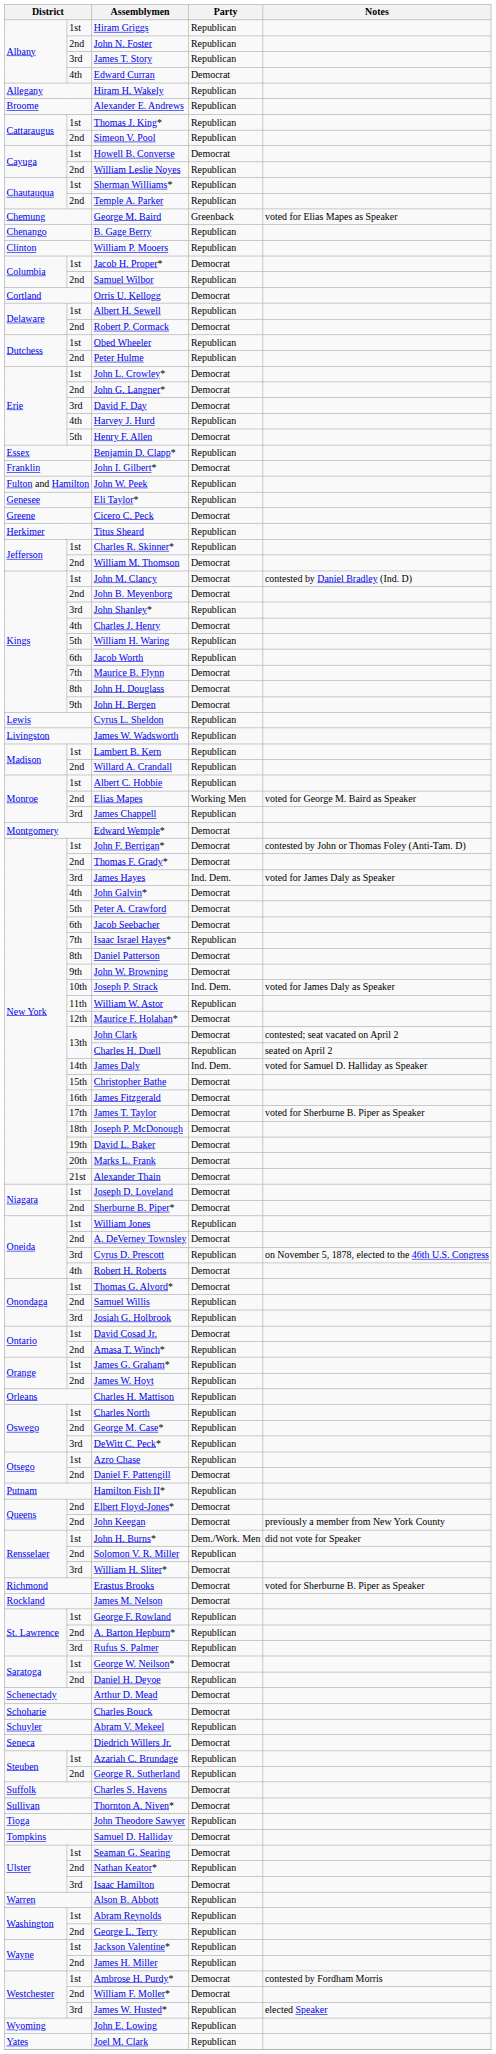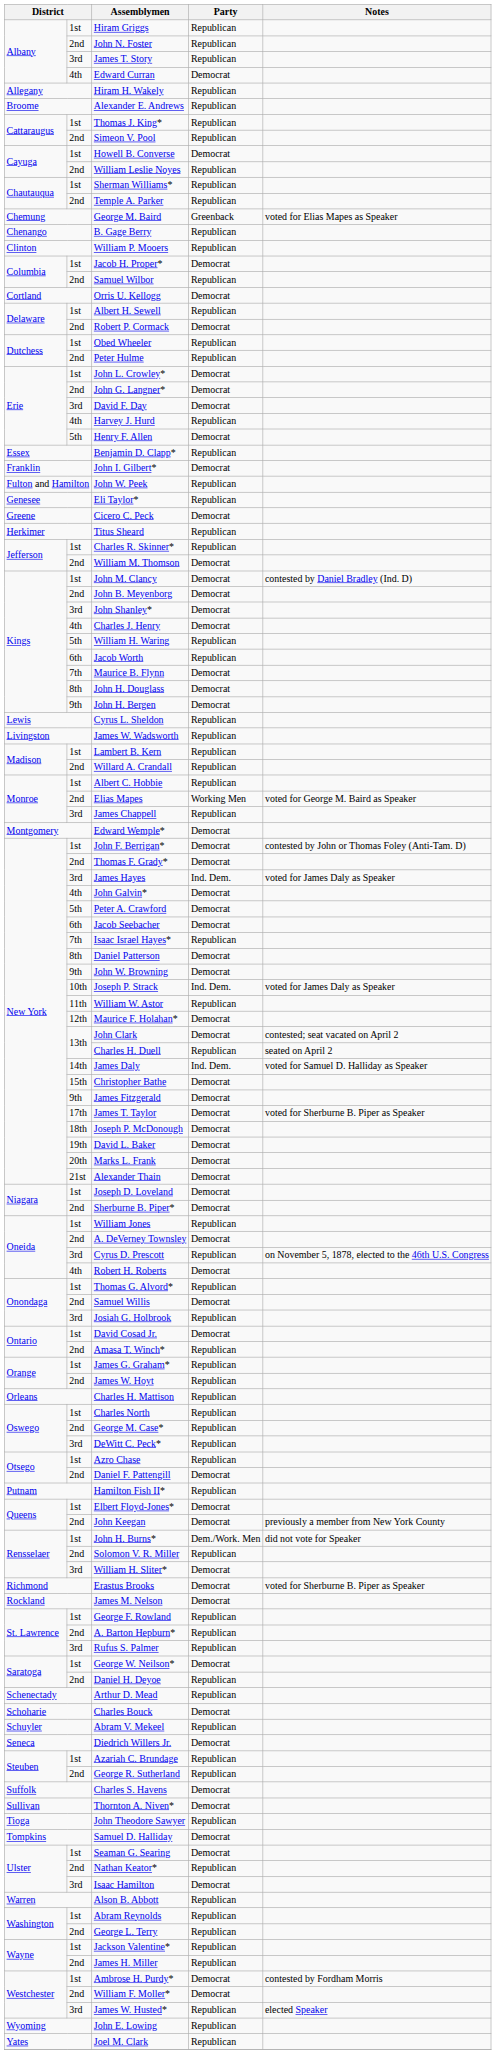(214, 610) Republican -> (210, 610) Democrat
(78, 1097) 16th -> (76, 1097) 9th
(210, 1286) Democrat -> (214, 1286) Republican
(214, 1302) Republican -> (210, 1302) Democrat
(77, 1506) 2nd -> (75, 1506) 1st
(210, 1695) Democrat -> (214, 1695) Republican
